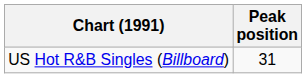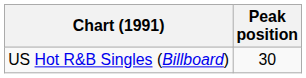(267, 60) 31 -> (267, 60) 30
